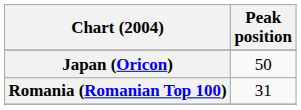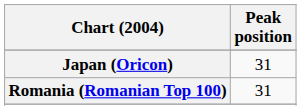(263, 63) 50 -> (263, 63) 31
